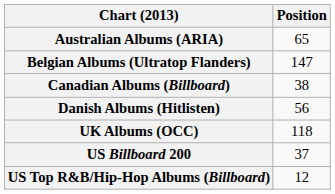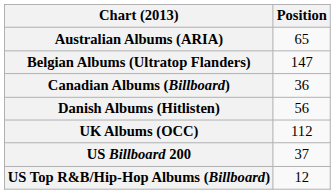(302, 85) 38 -> (302, 85) 36
(302, 131) 118 -> (302, 131) 112
